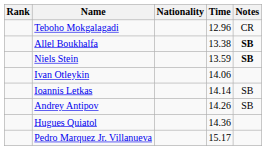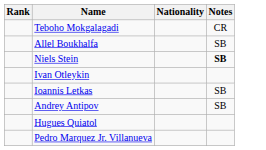- column: (220, 12)
(247, 43) bold -> (220, 43) normal
